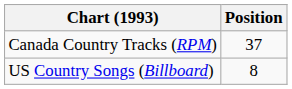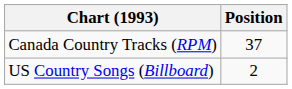(254, 71) 8 -> (254, 71) 2
